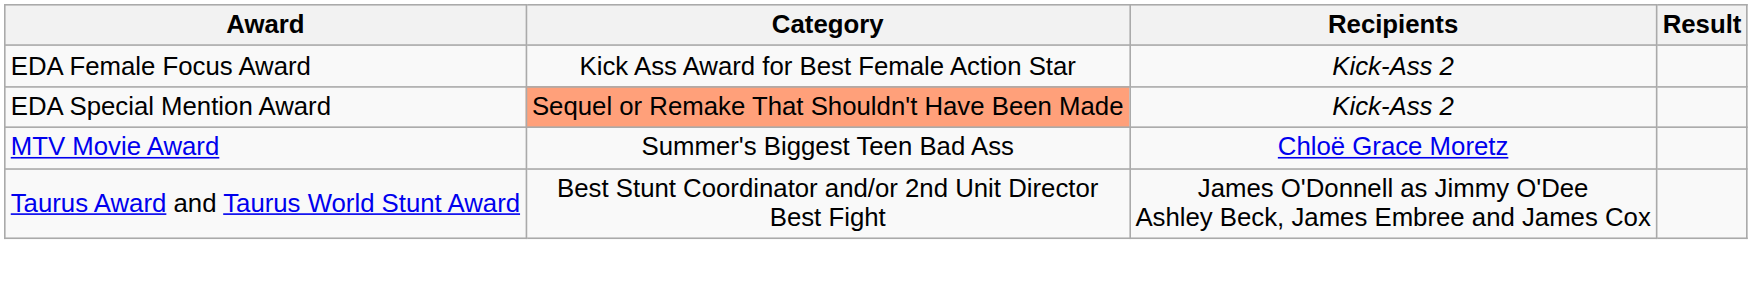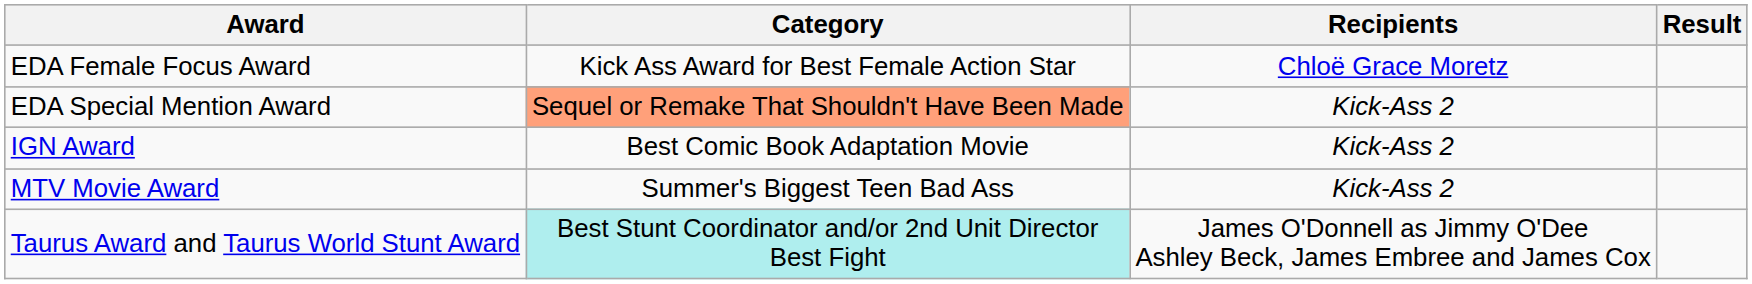(1393, 65) Kick-Ass 2 -> (1393, 65) Chloë Grace Moretz
+ row: (73, 147)
(1393, 147) Chloë Grace Moretz -> (1393, 188) Kick-Ass 2
(828, 202) no background -> (828, 243) paleturquoise background
